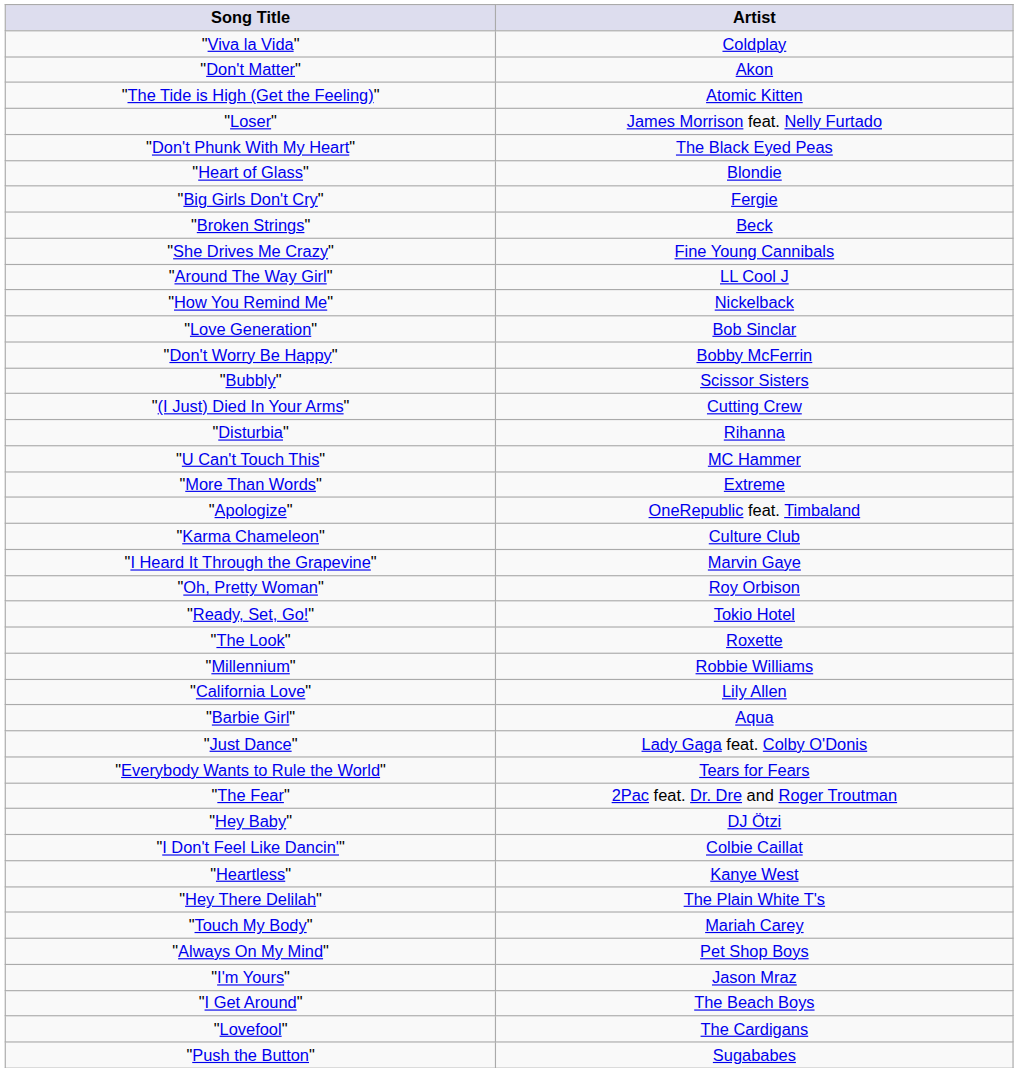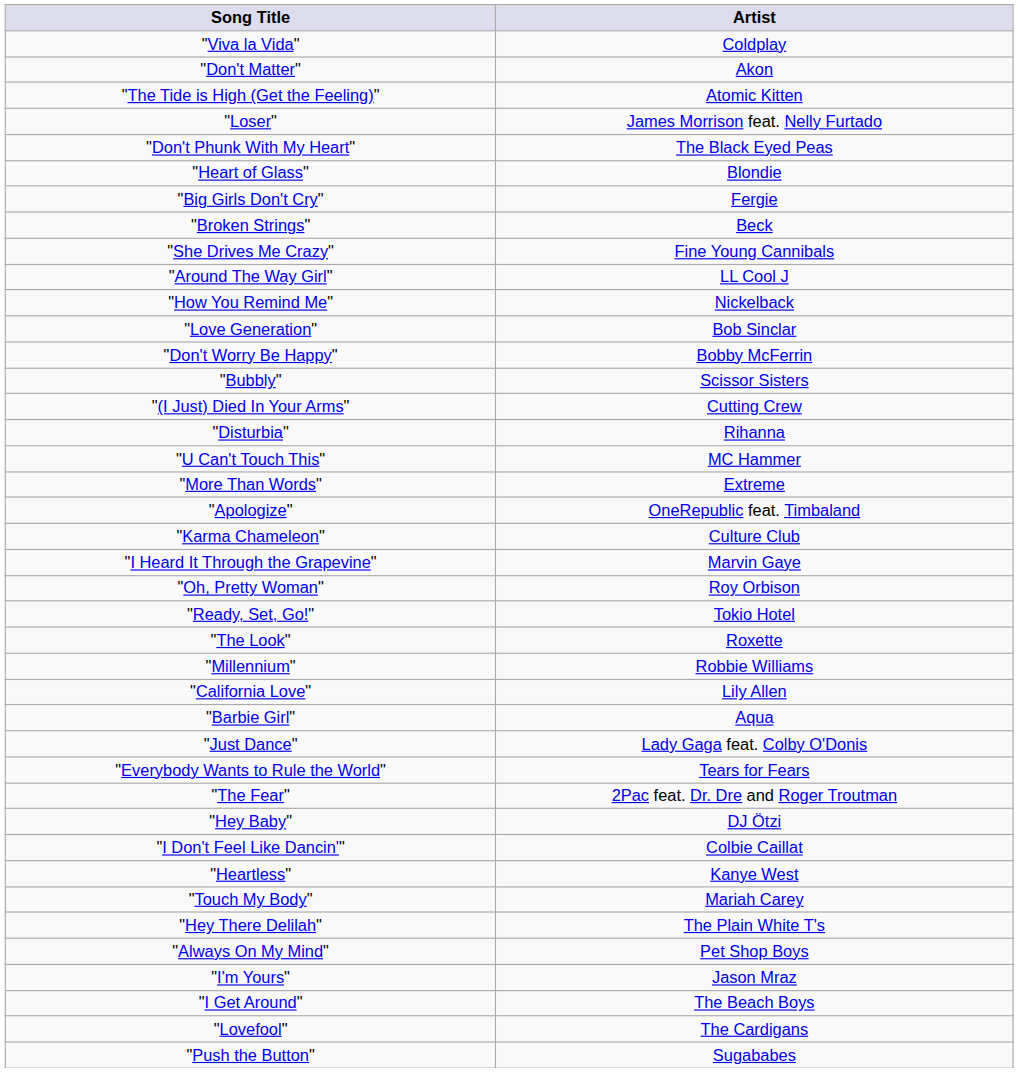rows swapped: (251, 925) <-> (251, 899)
